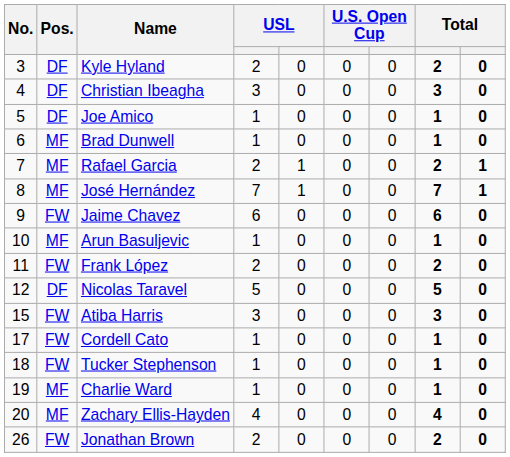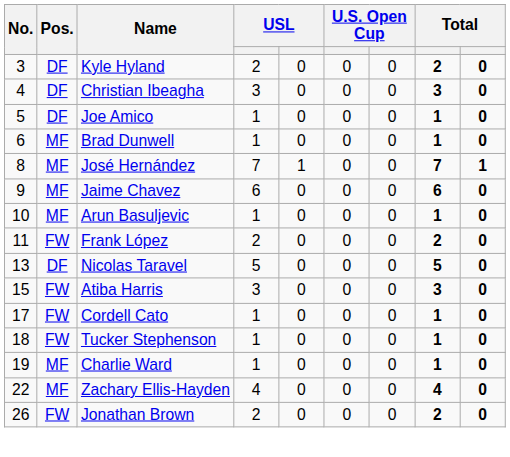- row: (129, 166)
(57, 215) FW -> (57, 191) MF
(21, 290) 12 -> (21, 265) 13
(21, 414) 20 -> (21, 389) 22
